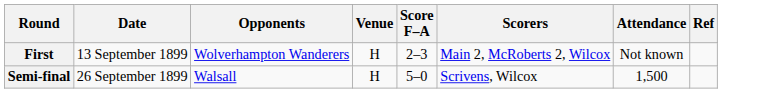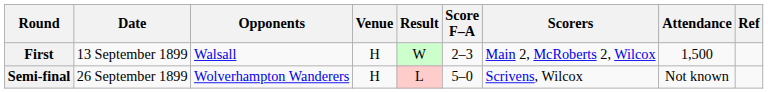+ column: (419, 23)
(272, 54) Wolverhampton Wanderers -> (215, 54) Walsall
(652, 54) Not known -> (697, 54) 1,500
(215, 76) Walsall -> (272, 76) Wolverhampton Wanderers
(652, 76) 1,500 -> (697, 76) Not known
